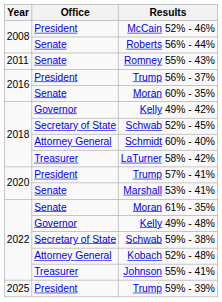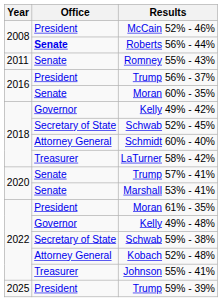(50, 45) normal -> (51, 45) bold
(56, 175) President -> (50, 175) Senate
(50, 207) Senate -> (56, 207) President
